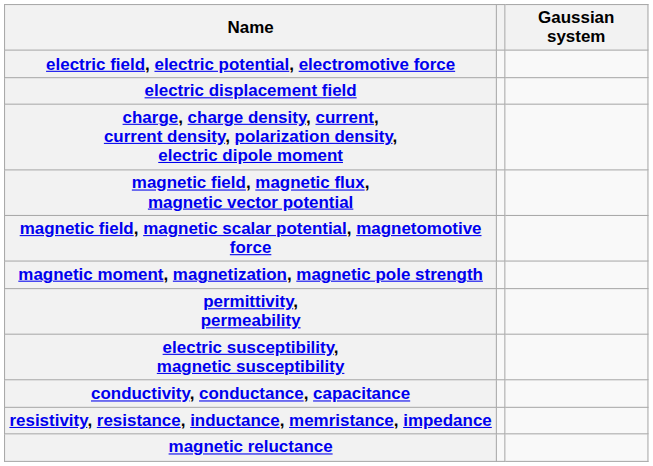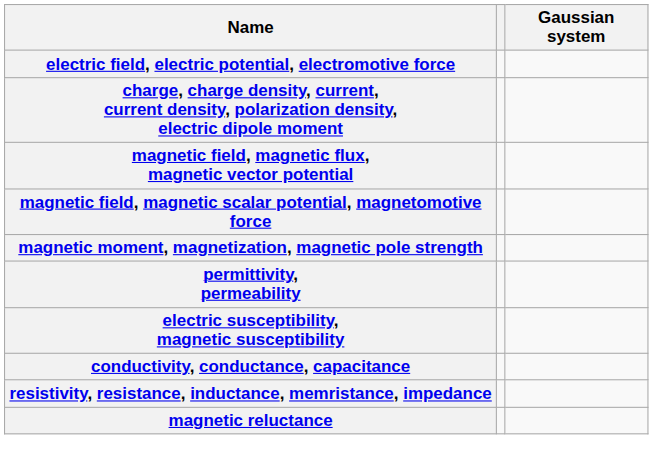- row: (251, 90)
